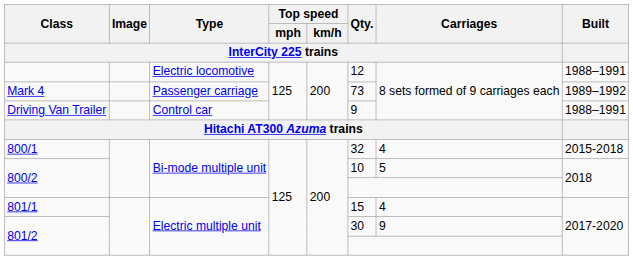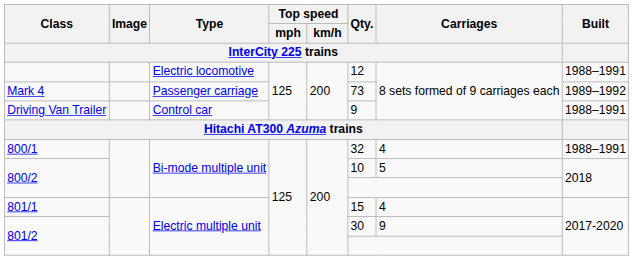(594, 149) 2015-2018 -> (595, 149) 1988–1991
